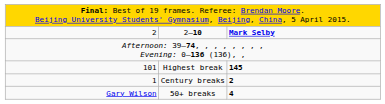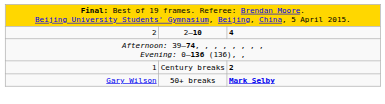(252, 32) Mark Selby -> (231, 32) 4
- row: (193, 67)
(231, 92) 4 -> (252, 80) Mark Selby
